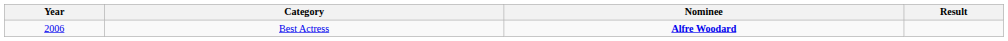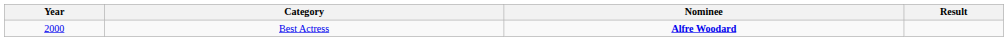(54, 28) 2006 -> (54, 28) 2000
